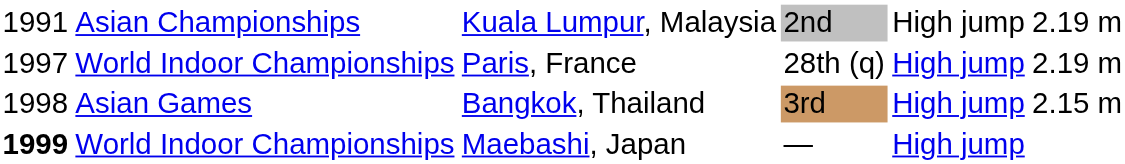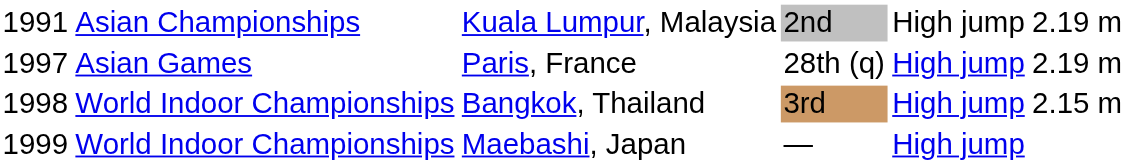(265, 63) World Indoor Championships -> (164, 63) Asian Games
(164, 103) Asian Games -> (265, 103) World Indoor Championships
(35, 144) bold -> (35, 144) normal
